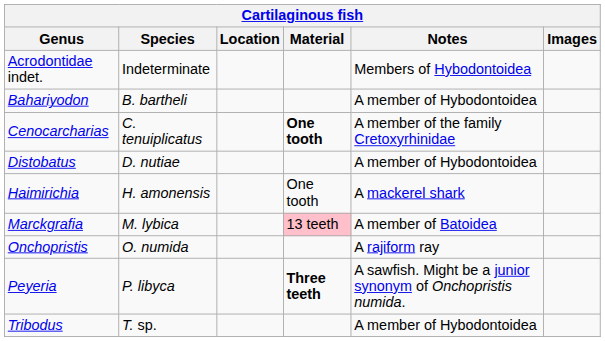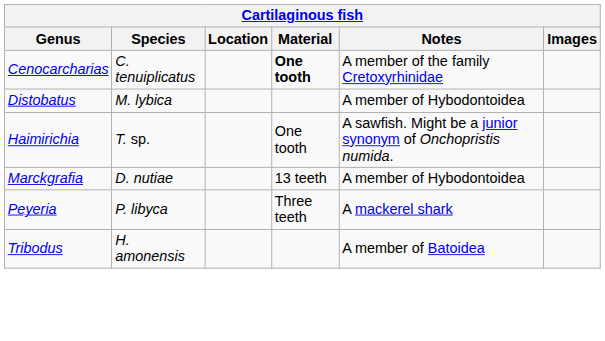- row: (50, 69)
- row: (48, 100)
(151, 162) D. nutiae -> (144, 100) M. lybica
(166, 193) H. amonensis -> (133, 139) T. sp.
(410, 193) A mackerel shark -> (430, 139) A sawfish. Might be a junior synonym of Onchopristis numida.
(150, 224) M. lybica -> (144, 178) D. nutiae
(312, 224) pink background -> (301, 178) no background
(426, 224) A member of Batoidea -> (433, 178) A member of Hybodontoidea
- row: (48, 247)
(306, 286) bold -> (294, 209) normal
(442, 286) A sawfish. Might be a junior synonym of Onchopristis numida. -> (397, 209) A mackerel shark
(139, 325) T. sp. -> (150, 248) H. amonensis
(446, 325) A member of Hybodontoidea -> (413, 248) A member of Batoidea
